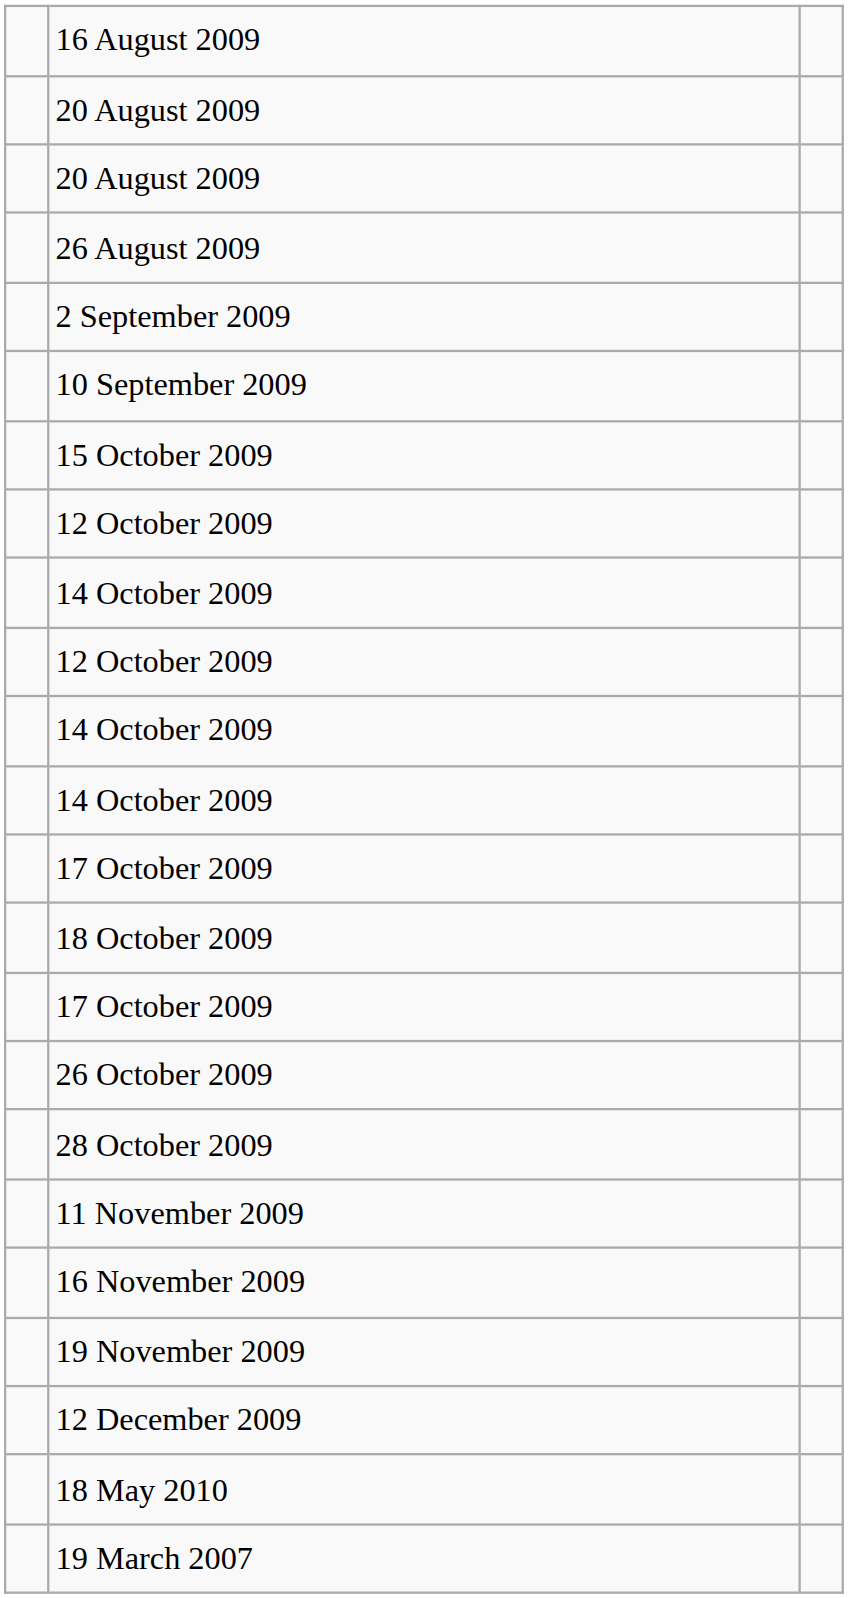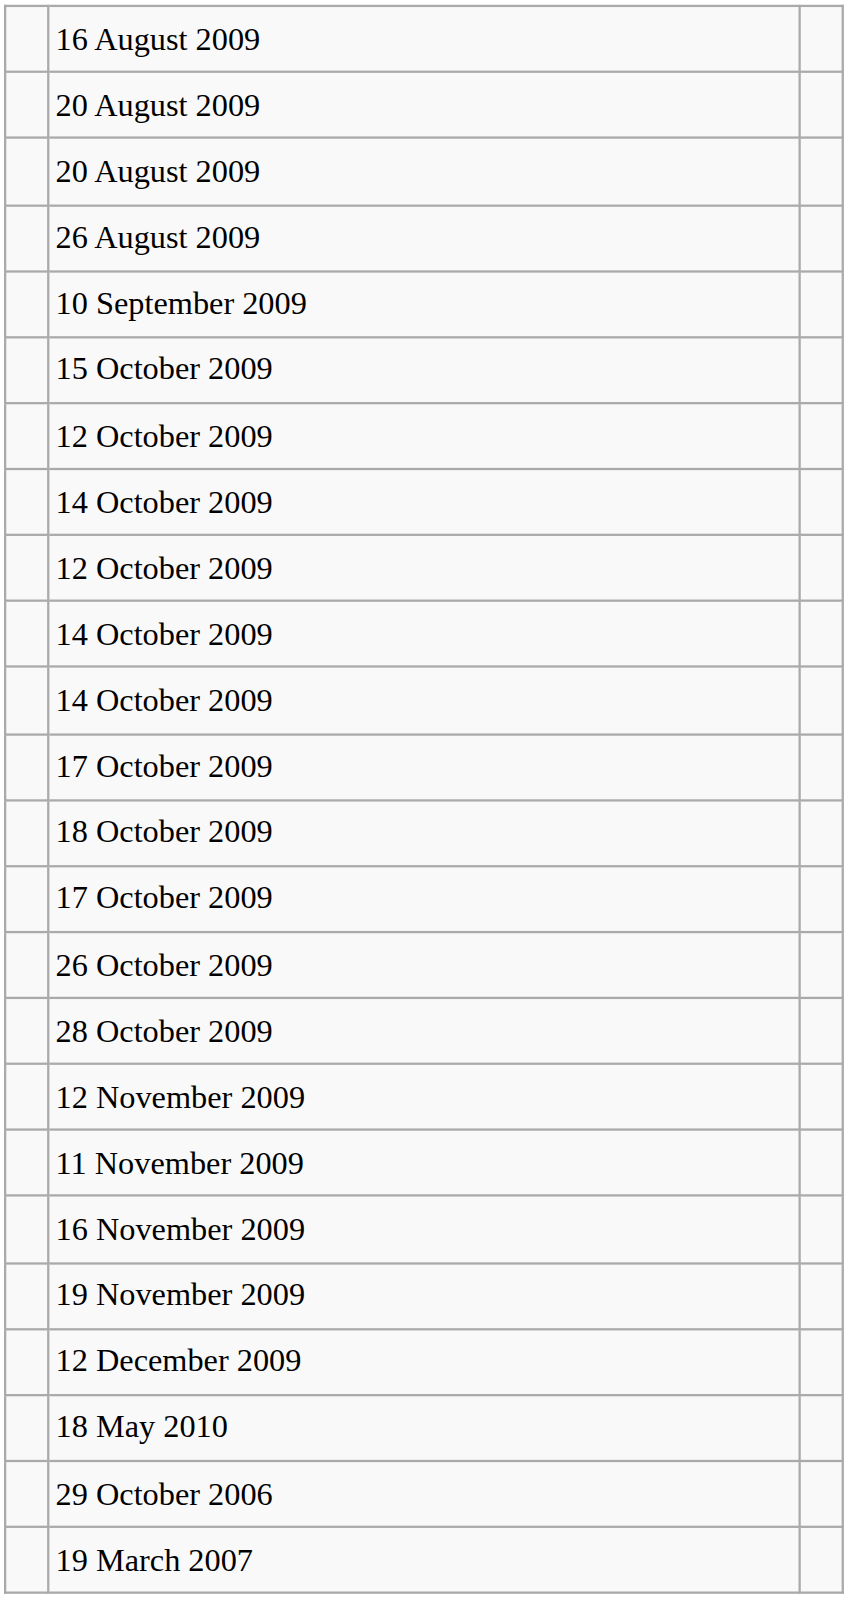- row: (27, 317)
+ row: (27, 1097)
+ row: (27, 1494)
